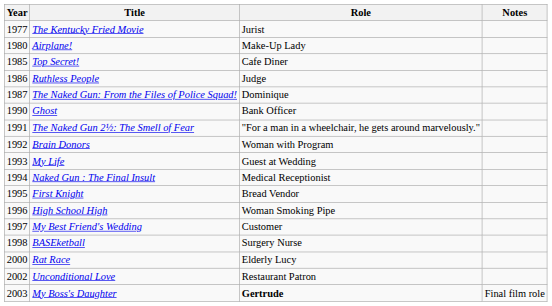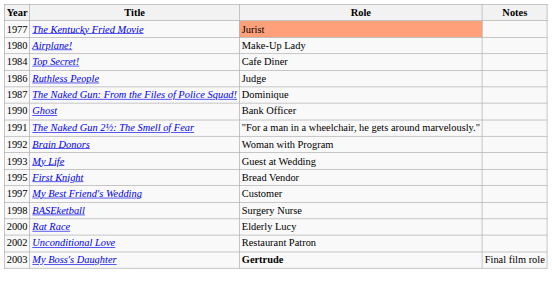(253, 29) no background -> (253, 29) lightsalmon background
(17, 62) 1985 -> (17, 62) 1984
- row: (94, 177)
- row: (70, 210)
